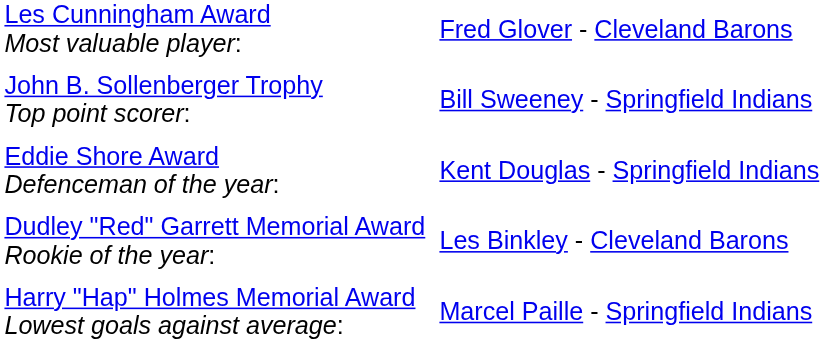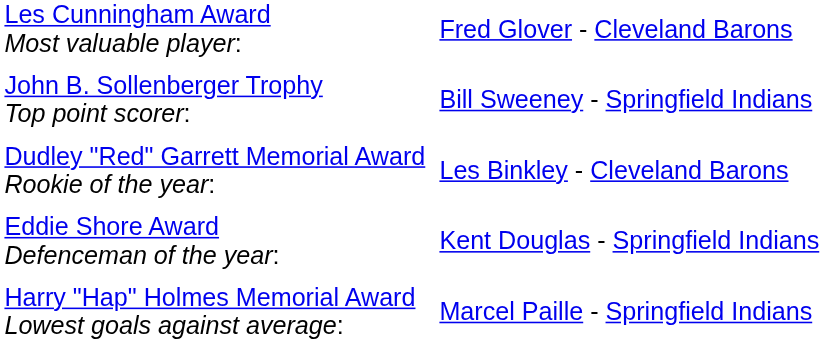rows swapped: (215, 241) <-> (142, 170)
